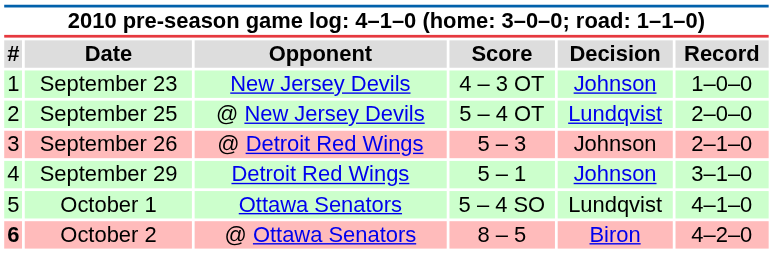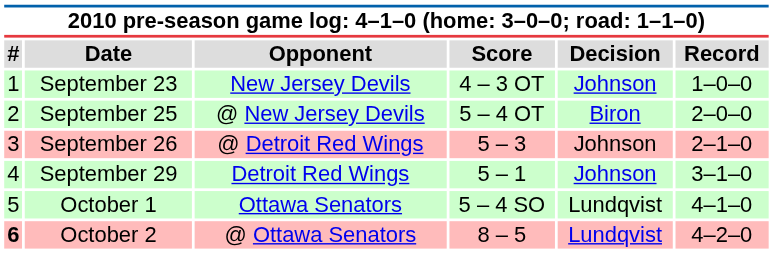(615, 114) Lundqvist -> (615, 114) Biron
(615, 234) Biron -> (615, 234) Lundqvist
